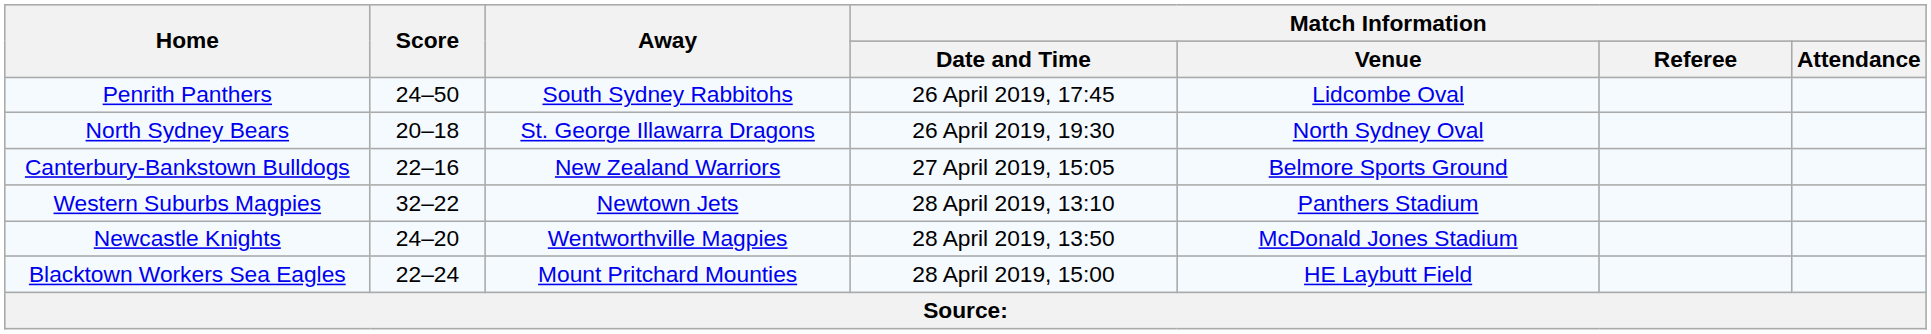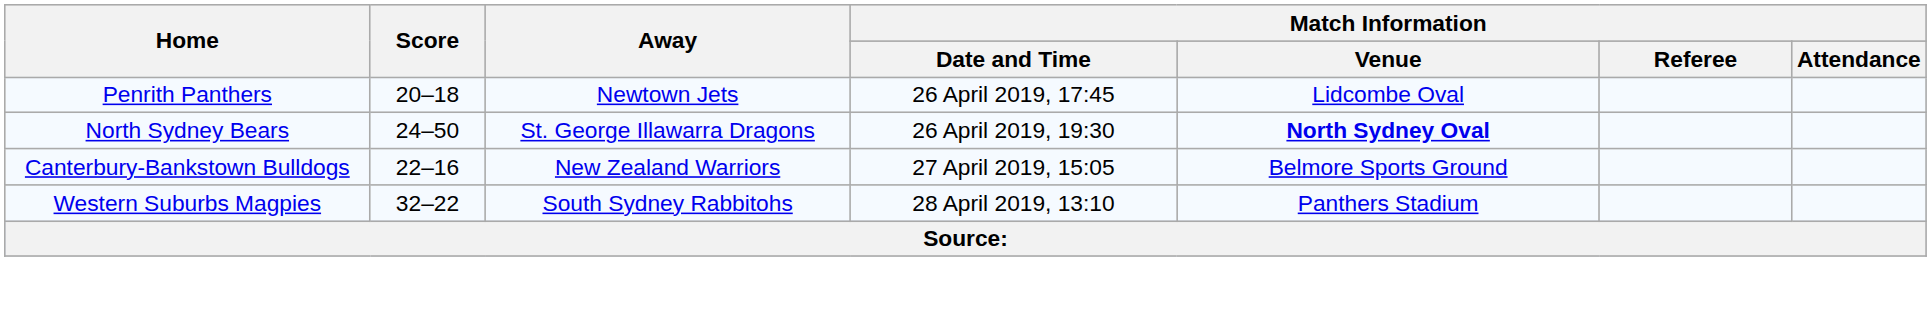(427, 95) 24–50 -> (427, 95) 20–18
(668, 95) South Sydney Rabbitohs -> (668, 95) Newtown Jets
(427, 131) 20–18 -> (427, 131) 24–50
(1388, 131) normal -> (1388, 131) bold
(668, 203) Newtown Jets -> (668, 203) South Sydney Rabbitohs
- row: (187, 239)
- row: (187, 275)
